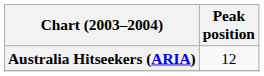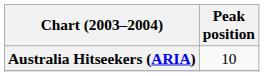(229, 58) 12 -> (229, 58) 10
